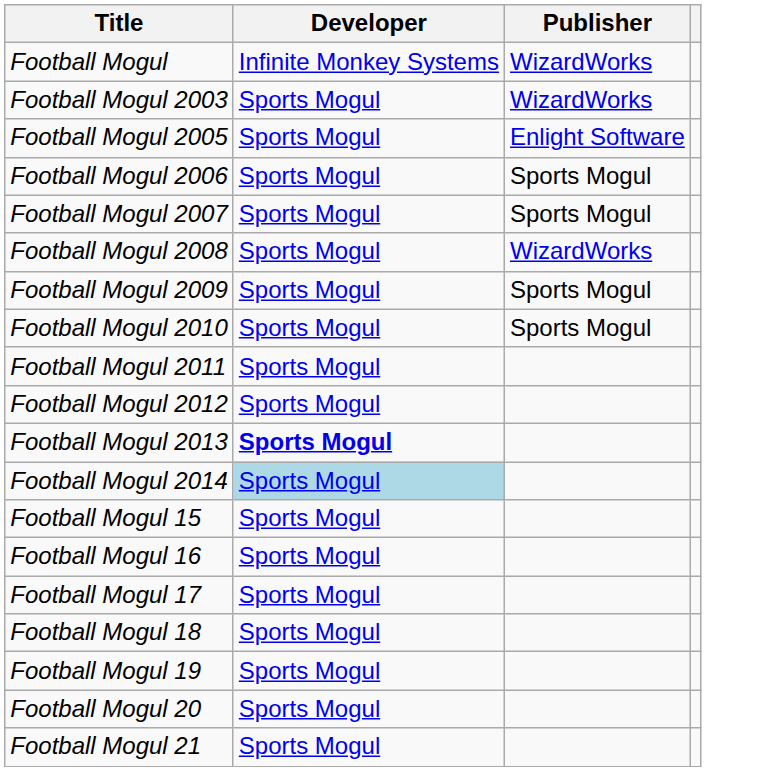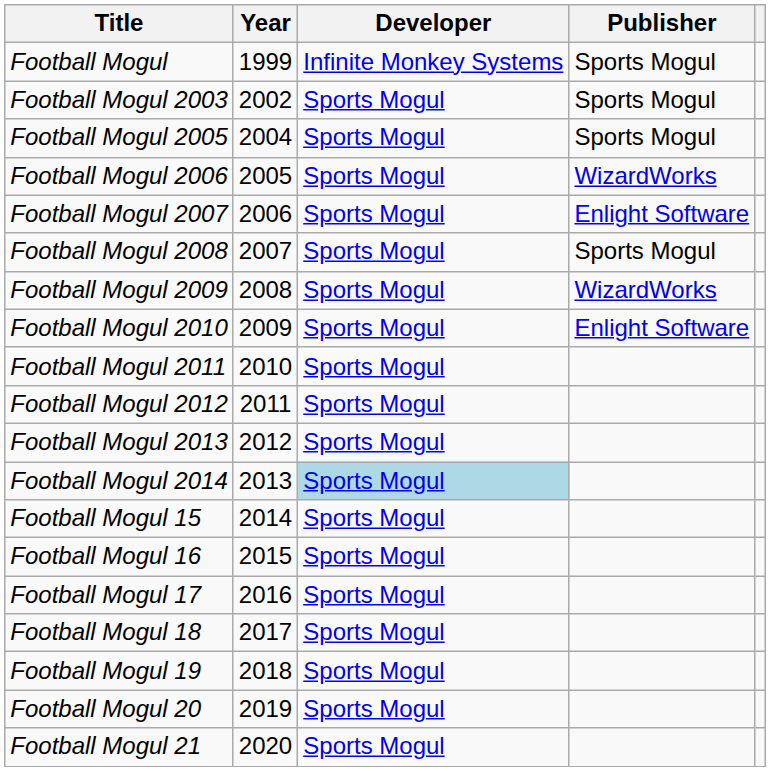+ column: (266, 23)
(581, 61) WizardWorks -> (645, 61) Sports Mogul
(581, 99) WizardWorks -> (645, 99) Sports Mogul
(597, 137) Enlight Software -> (645, 137) Sports Mogul
(581, 175) Sports Mogul -> (646, 175) WizardWorks
(581, 213) Sports Mogul -> (662, 213) Enlight Software
(581, 251) WizardWorks -> (645, 251) Sports Mogul
(581, 289) Sports Mogul -> (646, 289) WizardWorks
(581, 328) Sports Mogul -> (662, 328) Enlight Software
(315, 442) bold -> (374, 442) normal
